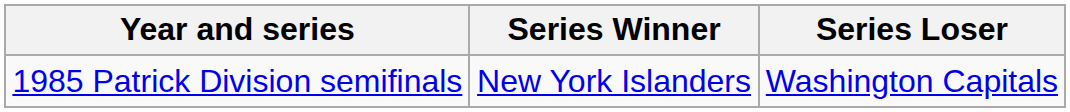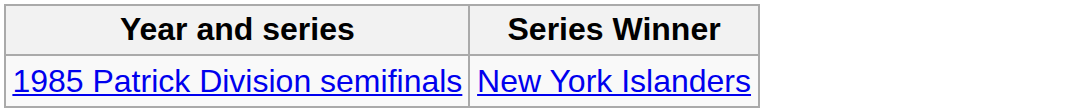- column: (912, 29)
